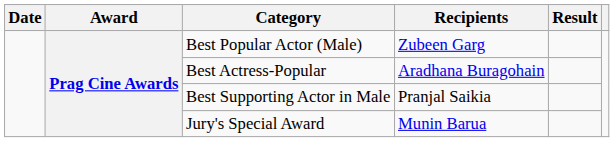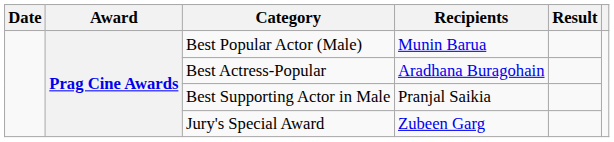(442, 44) Zubeen Garg -> (442, 44) Munin Barua
(442, 123) Munin Barua -> (442, 123) Zubeen Garg
